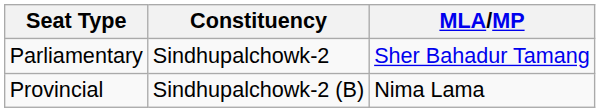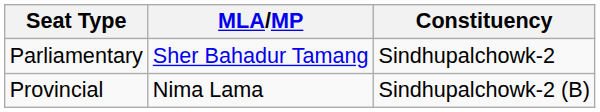columns swapped: (259, 21) <-> (482, 21)
